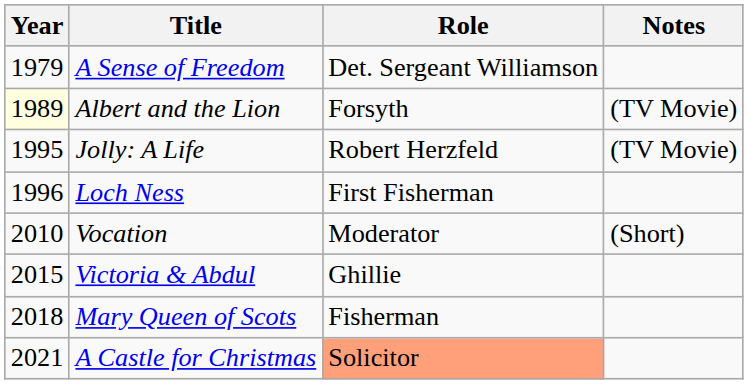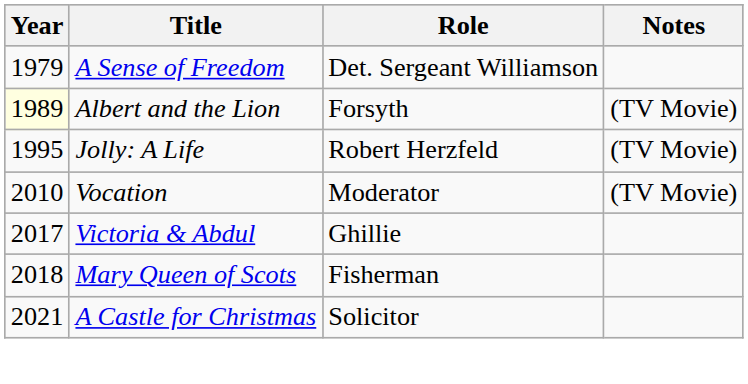- row: (130, 191)
(647, 233) (Short) -> (674, 191) (TV Movie)
(37, 274) 2015 -> (37, 233) 2017
(374, 358) lightsalmon background -> (374, 316) no background
